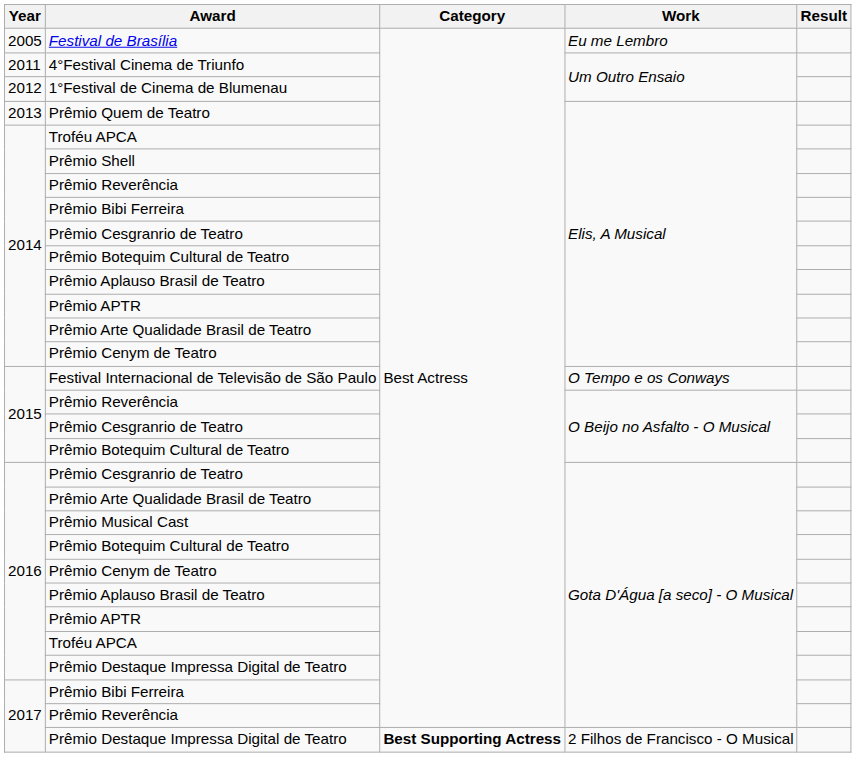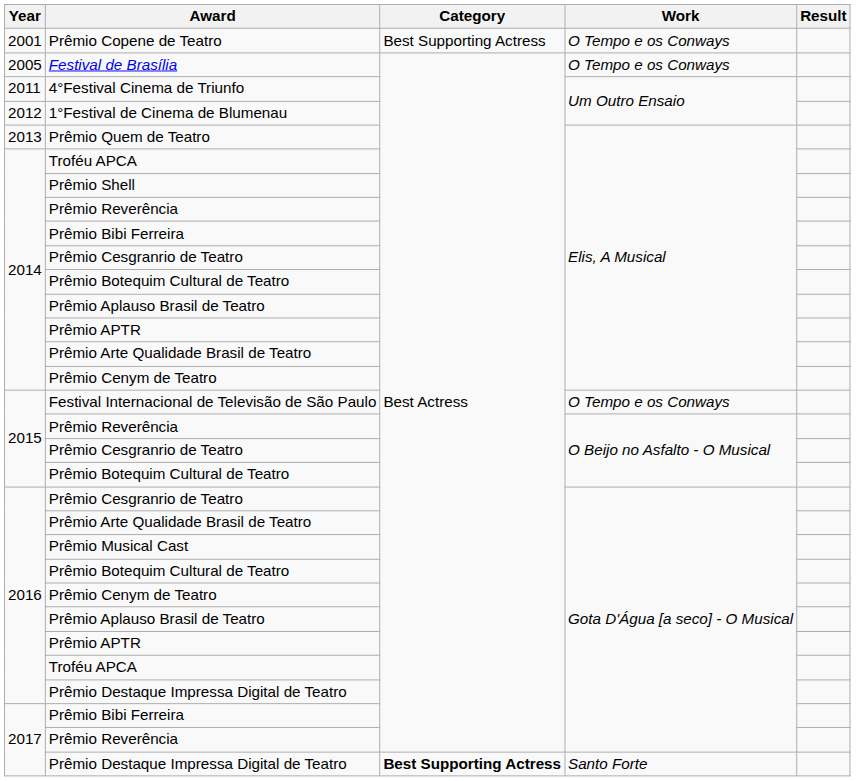+ row: (25, 40)
(618, 40) Eu me Lembro -> (649, 64) O Tempo e os Conways
(681, 739) 2 Filhos de Francisco - O Musical -> (608, 763) Santo Forte
